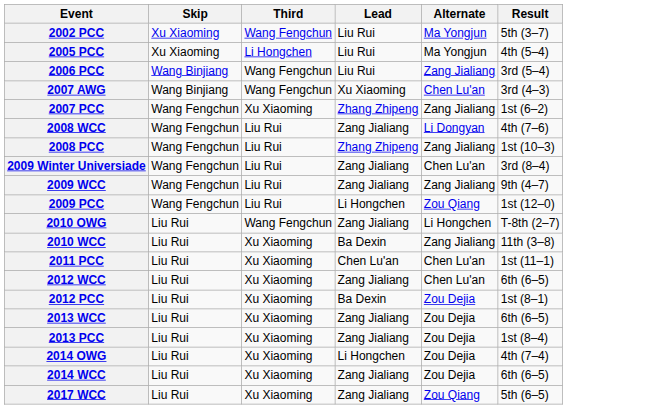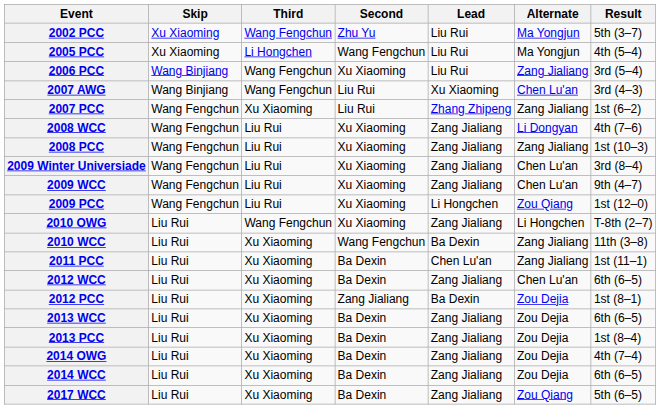+ column: (381, 14)
(378, 147) Zhang Zhipeng -> (466, 147) Zang Jialiang
(460, 185) Zang Jialiang -> (547, 185) Chen Lu'an
(454, 261) Chen Lu'an -> (553, 261) Zang Jialiang
(371, 356) Li Hongchen -> (466, 356) Zang Jialiang
